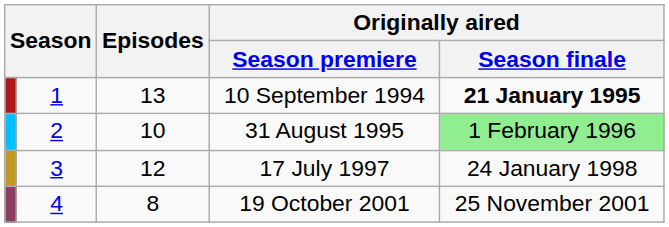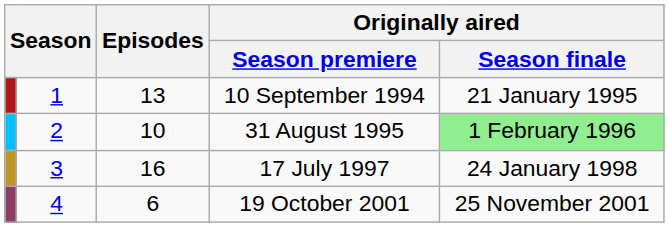(552, 95) bold -> (552, 95) normal
(153, 167) 12 -> (153, 167) 16
(153, 204) 8 -> (153, 204) 6
